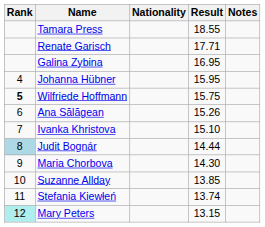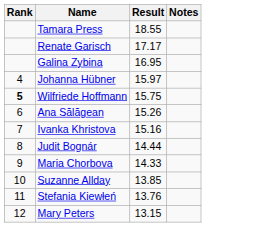- column: (159, 12)
(207, 46) 17.71 -> (148, 46) 17.17
(207, 79) 15.95 -> (148, 79) 15.97
(207, 130) 15.10 -> (148, 130) 15.16
(20, 146) lightblue background -> (20, 146) no background
(207, 163) 14.30 -> (148, 163) 14.33
(207, 197) 13.74 -> (148, 197) 13.76
(20, 213) paleturquoise background -> (20, 213) no background
